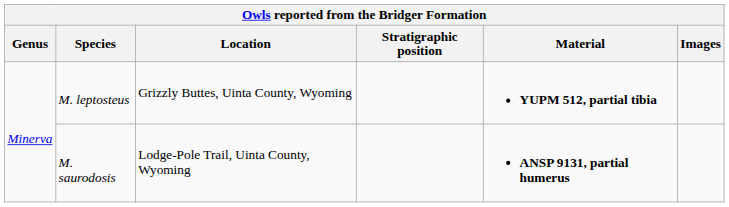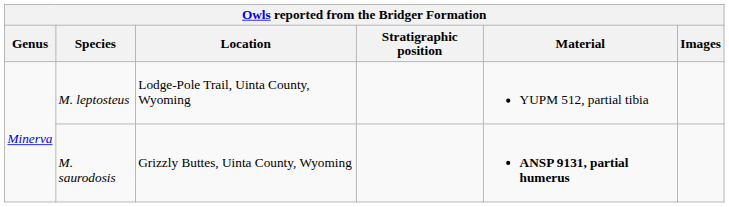(245, 92) Grizzly Buttes, Uinta County, Wyoming -> (224, 92) Lodge-Pole Trail, Uinta County, Wyoming
(580, 100) bold -> (580, 100) normal
(224, 162) Lodge-Pole Trail, Uinta County, Wyoming -> (245, 162) Grizzly Buttes, Uinta County, Wyoming
